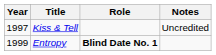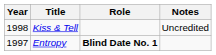(17, 27) 1997 -> (17, 27) 1998
(17, 43) 1999 -> (17, 43) 1997
